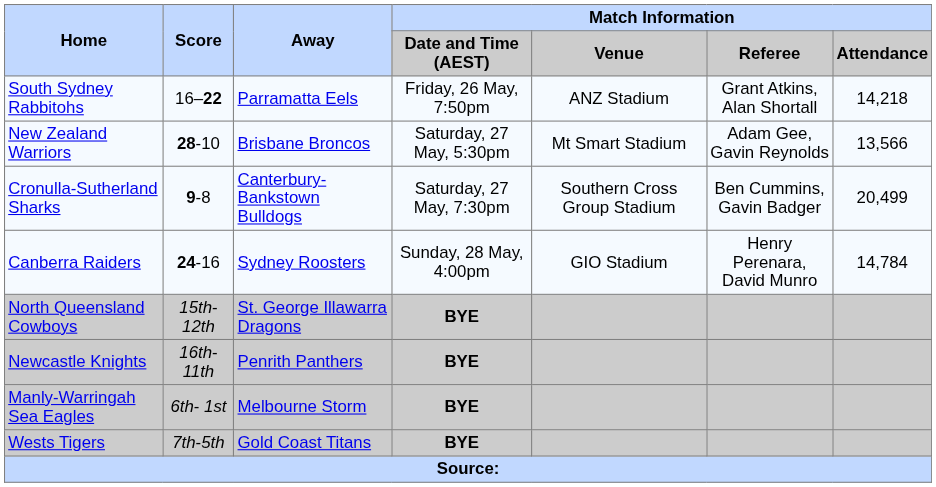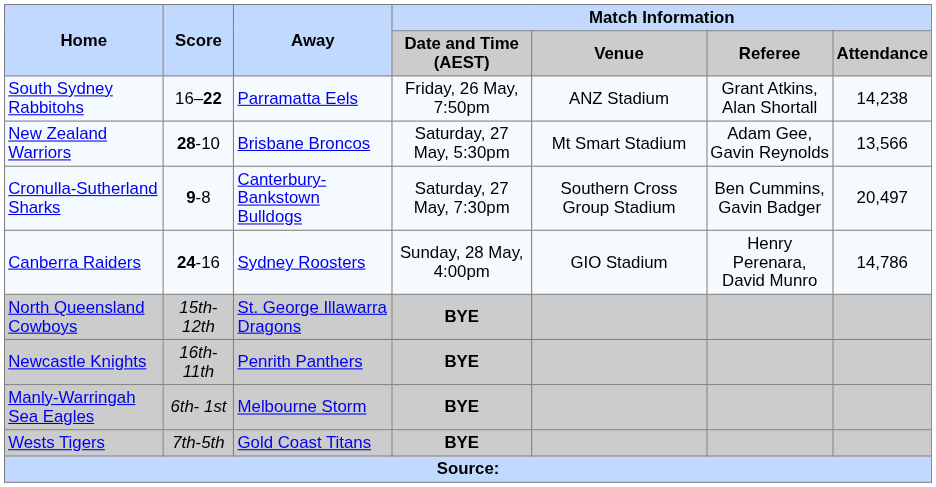(882, 98) 14,218 -> (882, 98) 14,238
(882, 198) 20,499 -> (882, 198) 20,497
(882, 262) 14,784 -> (882, 262) 14,786
